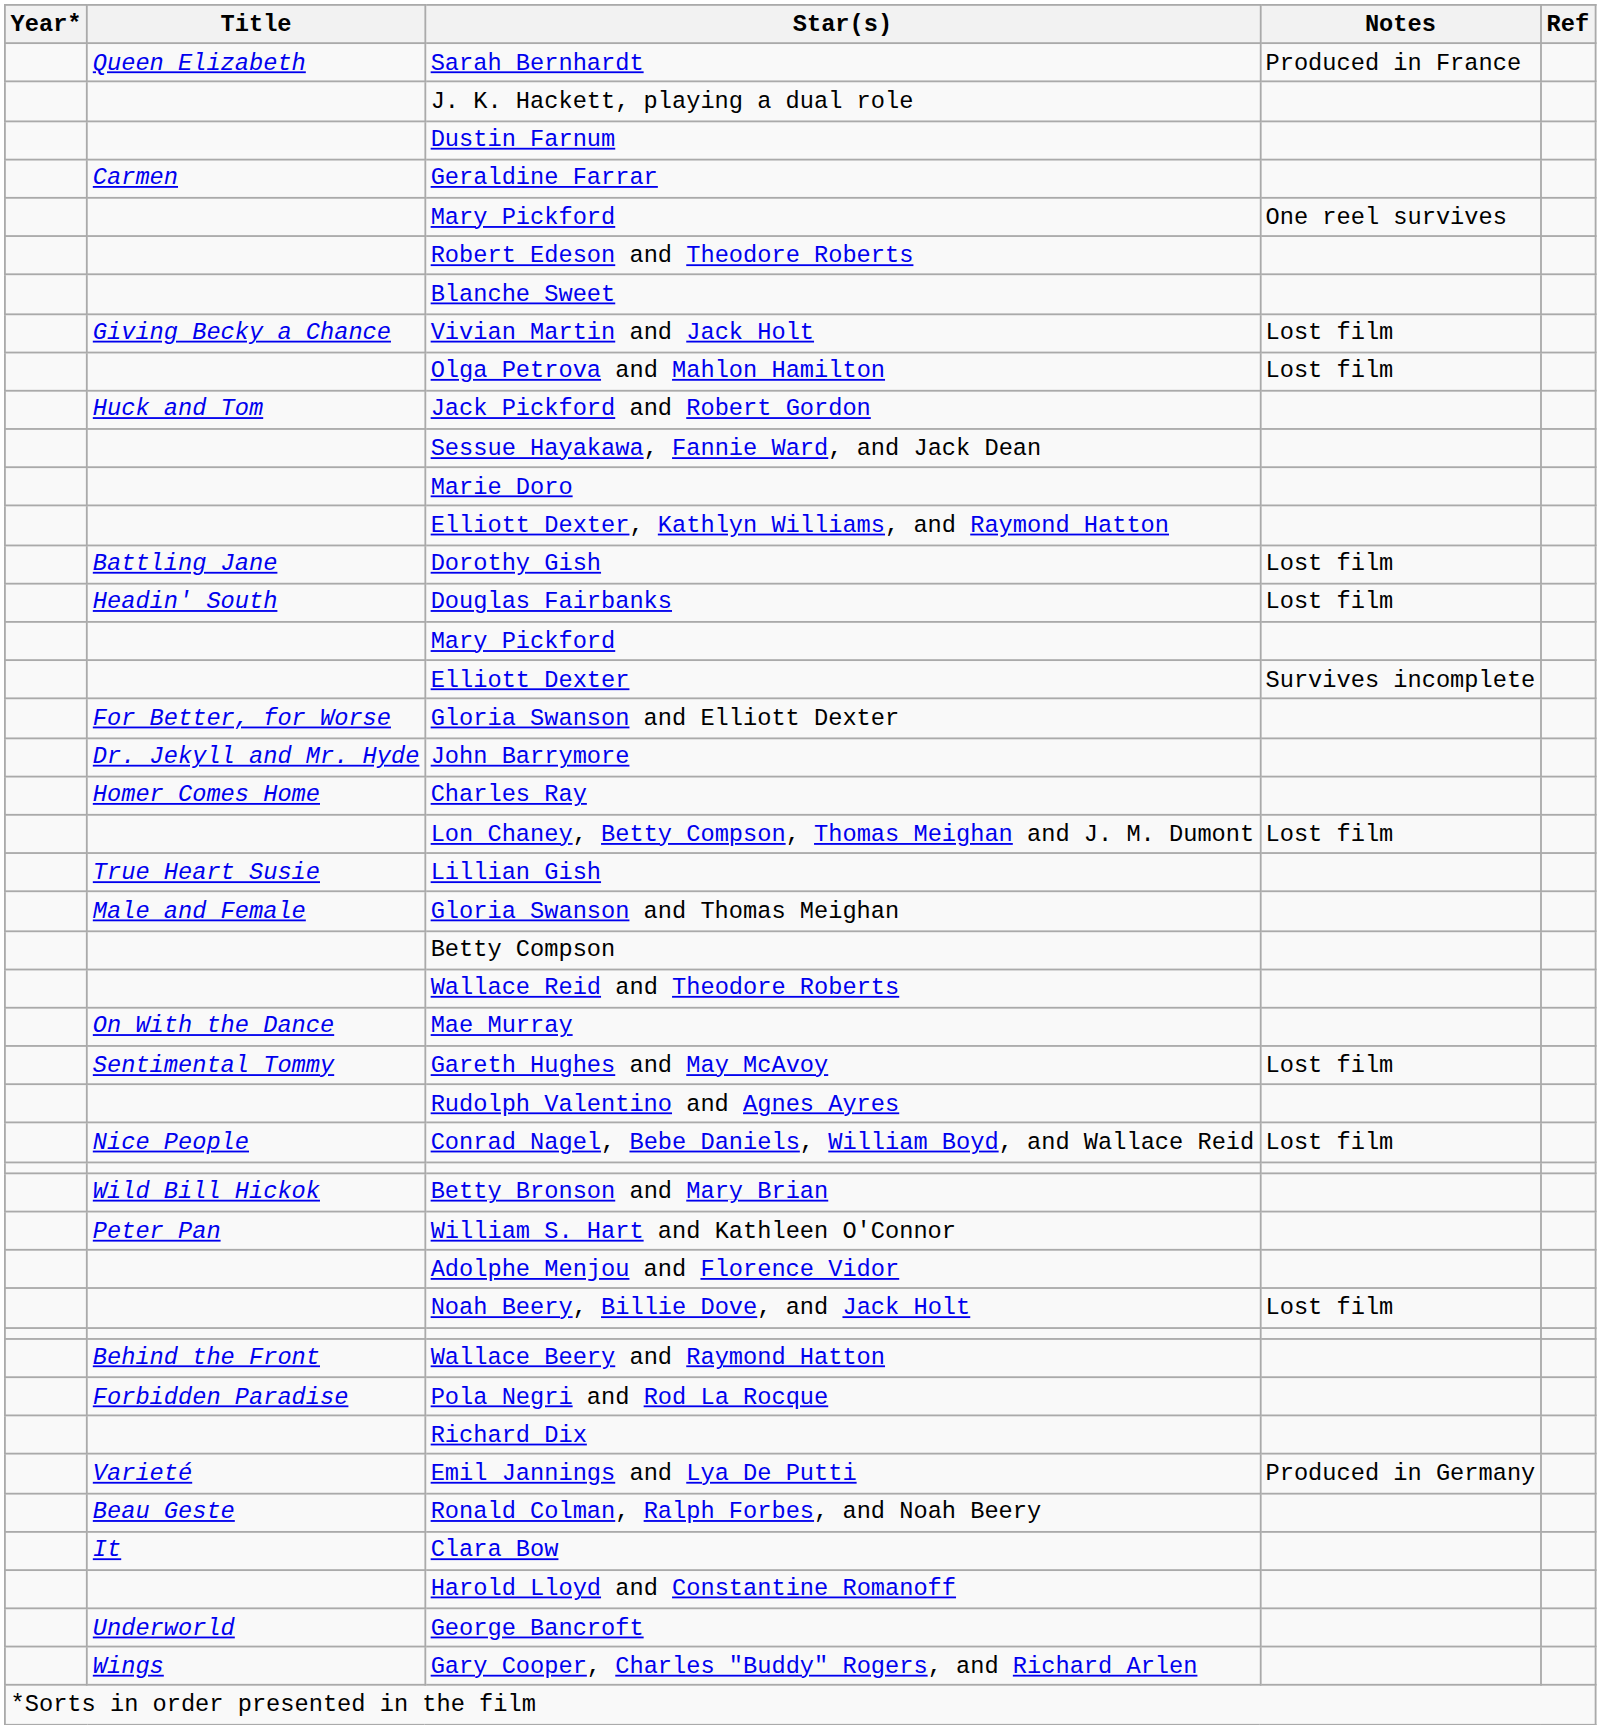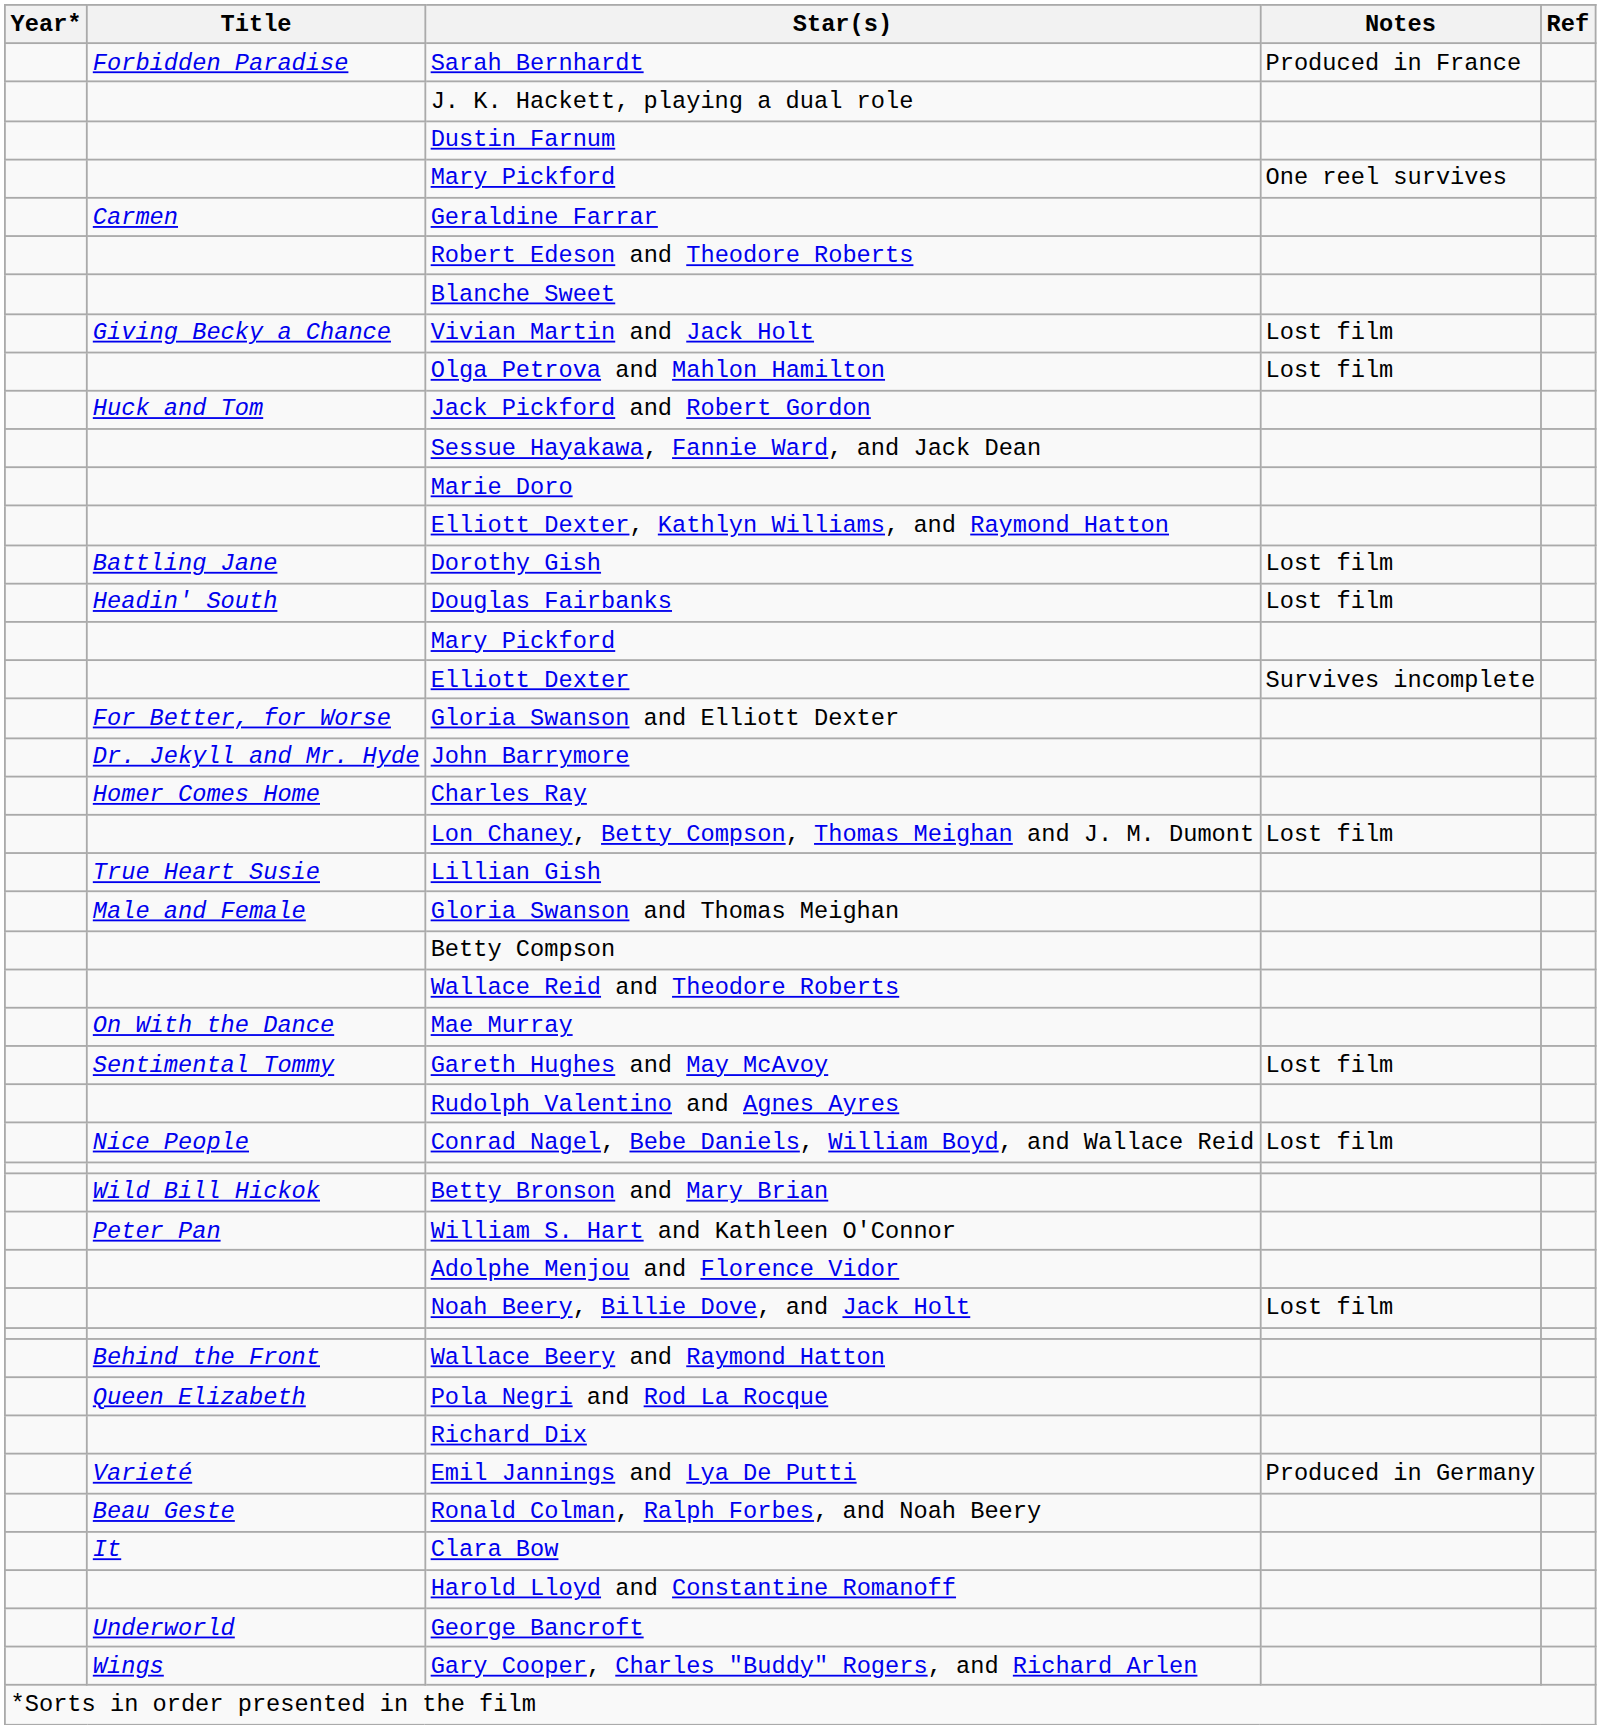(199, 63) Queen Elizabeth -> (221, 63) Forbidden Paradise
rows swapped: (523, 217) <-> (544, 178)
(221, 1396) Forbidden Paradise -> (199, 1396) Queen Elizabeth
